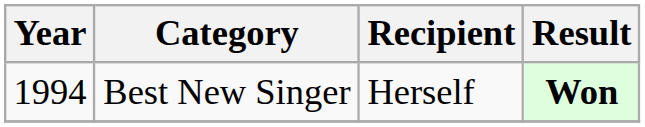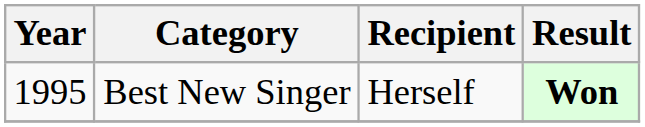(50, 91) 1994 -> (50, 91) 1995
